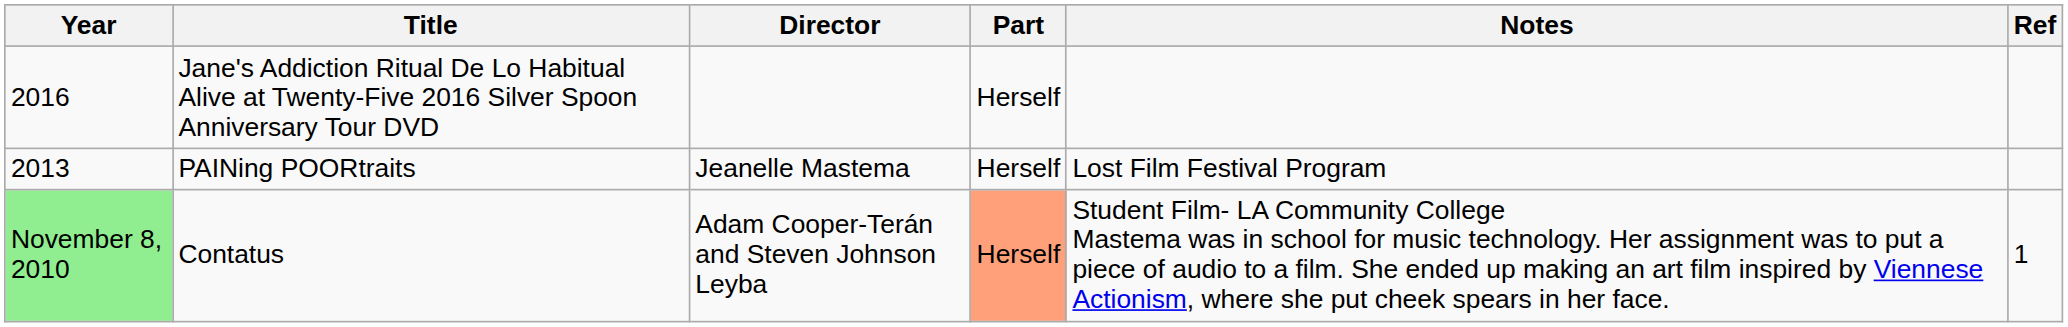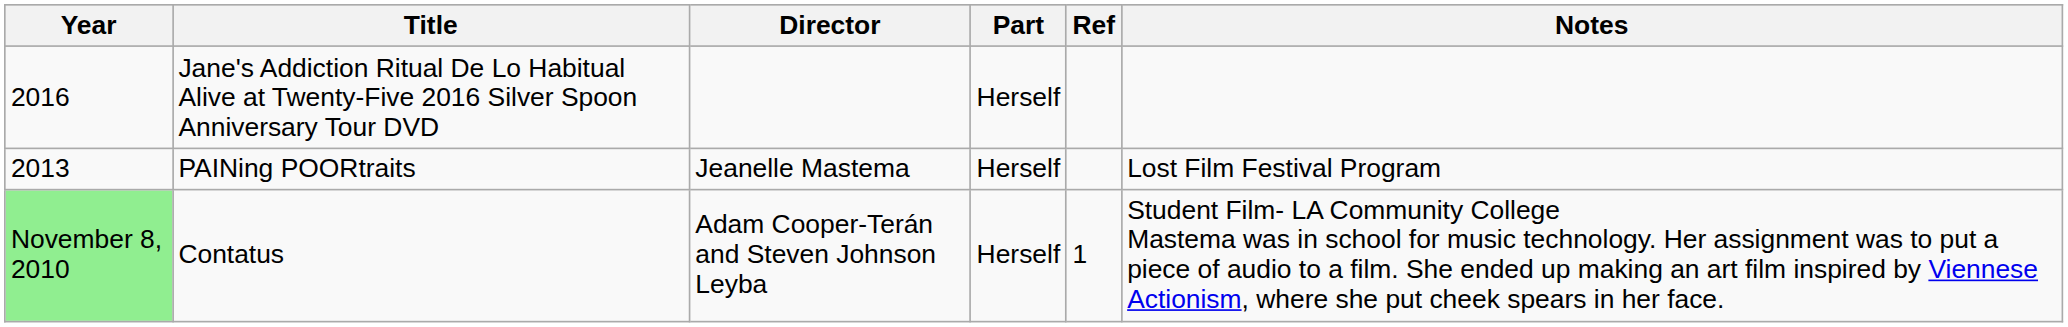columns swapped: (1537, 25) <-> (2035, 25)
(1018, 254) lightsalmon background -> (1018, 254) no background
